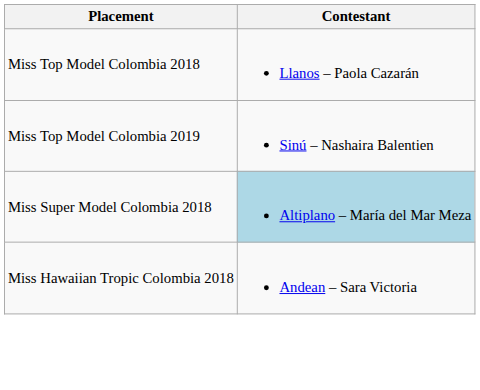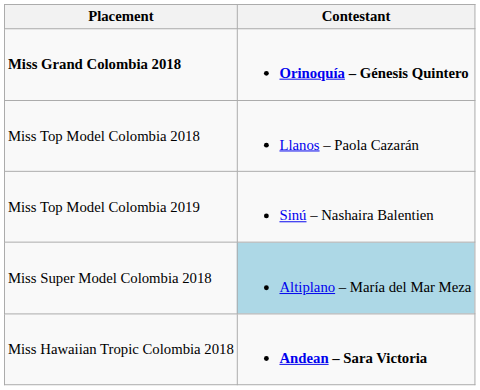+ row: (94, 64)
(356, 287) normal -> (356, 358) bold
